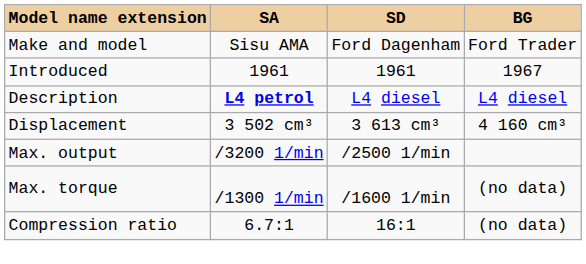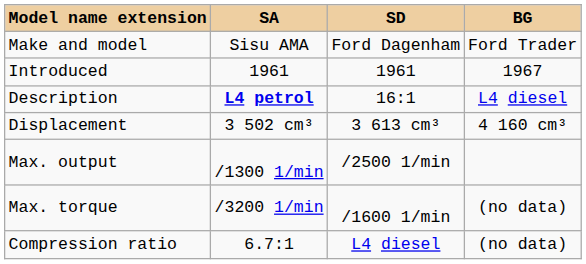(396, 99) L4 diesel -> (396, 99) 16:1
(269, 153) /3200 1/min -> (269, 172) /1300 1/min
(269, 199) /1300 1/min -> (269, 208) /3200 1/min
(396, 225) 16:1 -> (396, 245) L4 diesel
